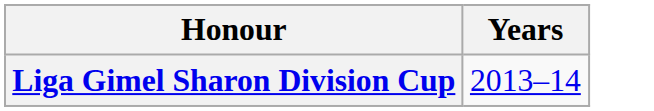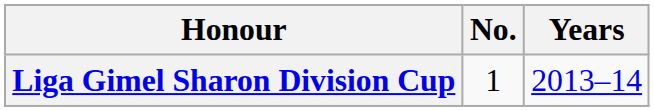+ column: (493, 29)
